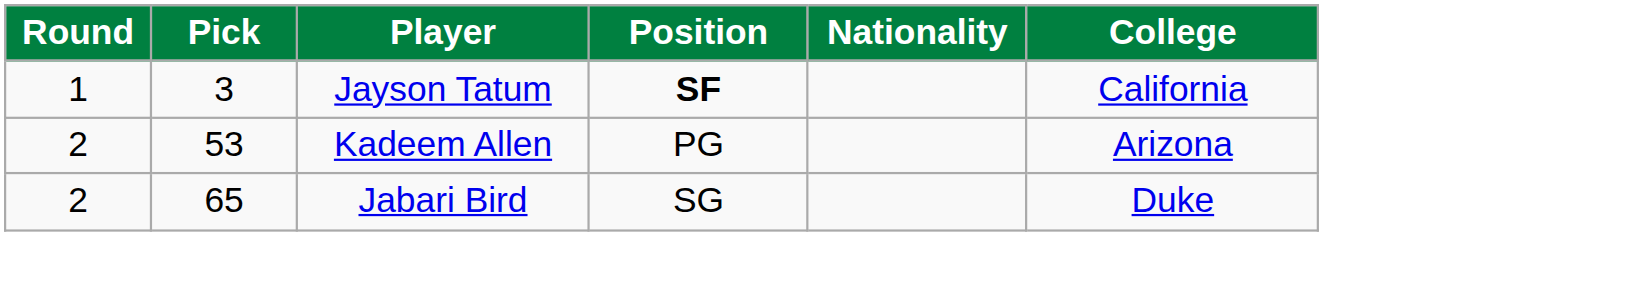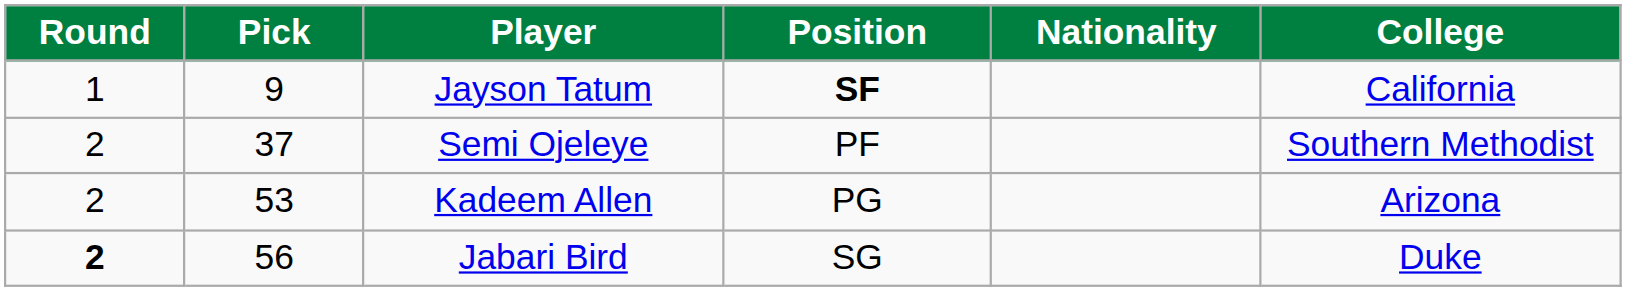(224, 88) 3 -> (274, 88) 9
+ row: (543, 144)
(78, 200) normal -> (95, 256) bold
(224, 200) 65 -> (274, 256) 56
